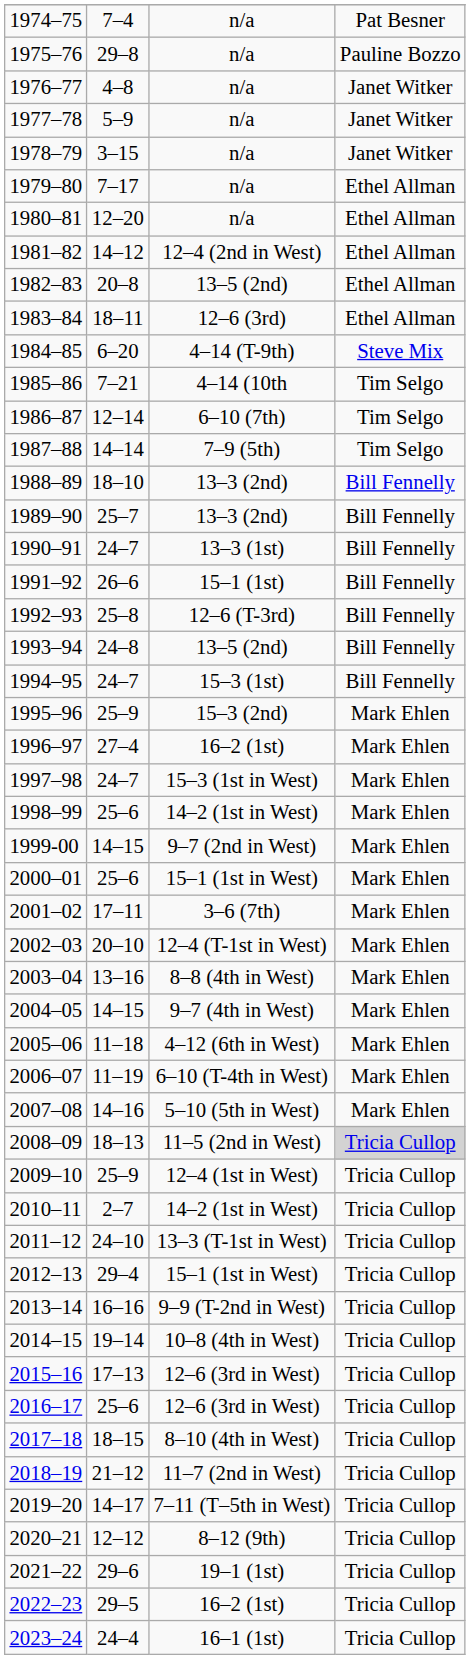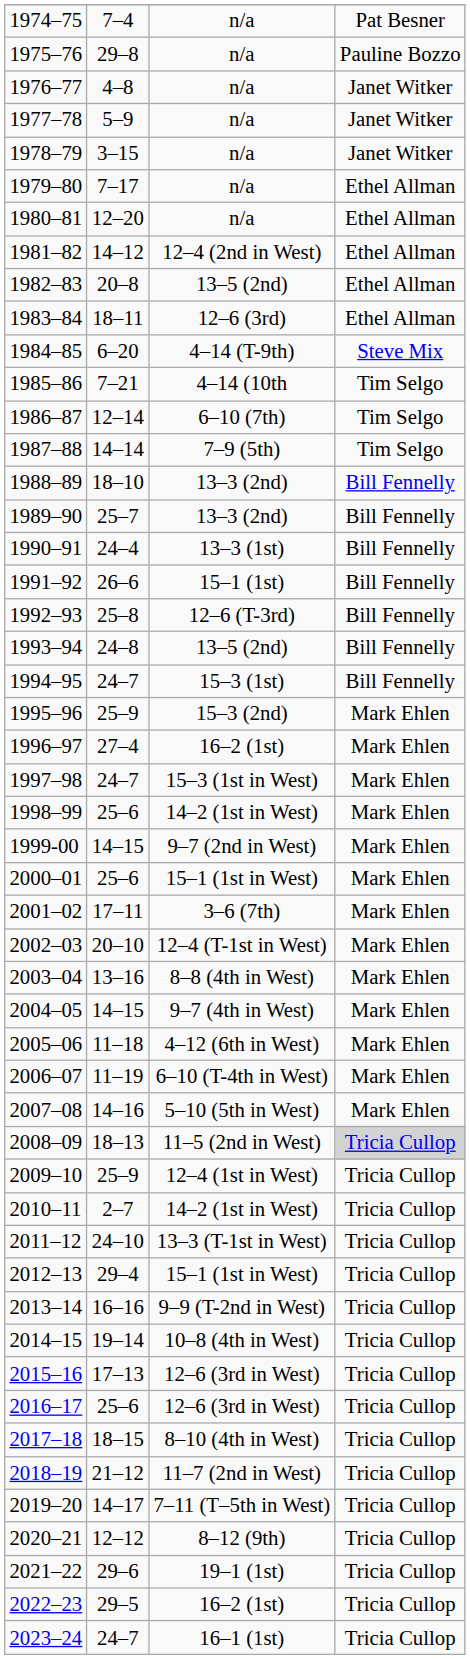(118, 548) 24–7 -> (118, 548) 24–4
(118, 1637) 24–4 -> (118, 1637) 24–7
